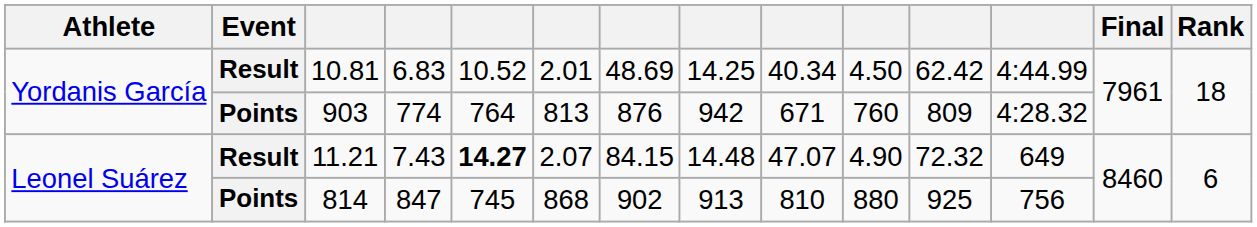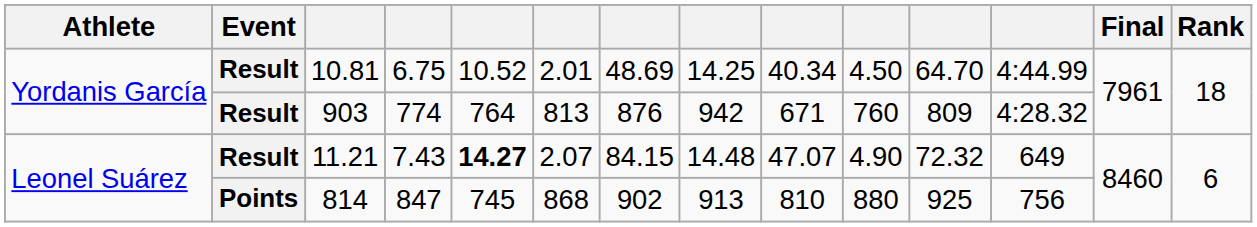(419, 70) 6.83 -> (419, 70) 6.75
(950, 70) 62.42 -> (950, 70) 64.70
(259, 113) Points -> (259, 113) Result
